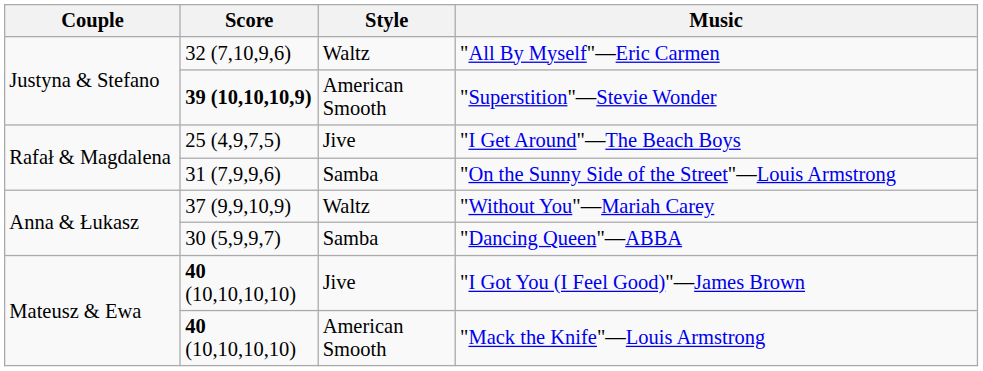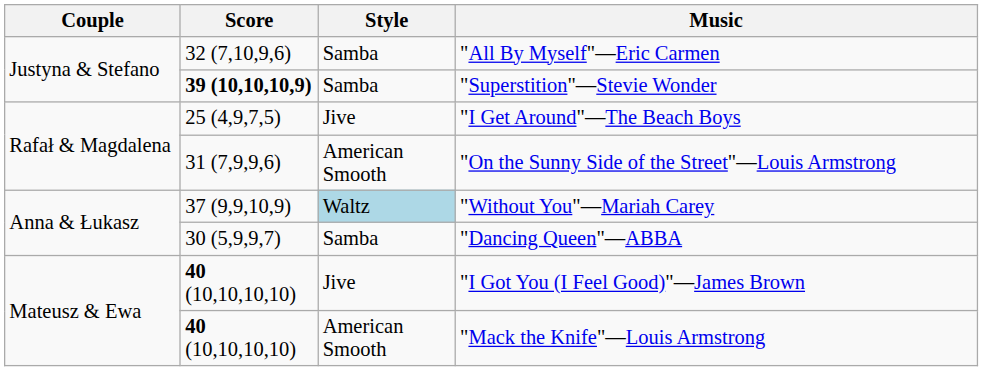(346, 53) Waltz -> (351, 53) Samba
(363, 97) American Smooth -> (351, 85) Samba
(351, 173) Samba -> (363, 162) American Smooth
(346, 206) no background -> (346, 206) lightblue background
